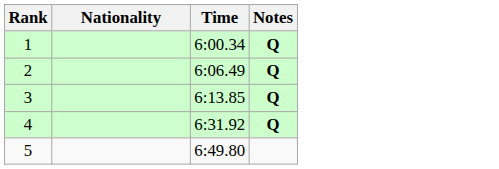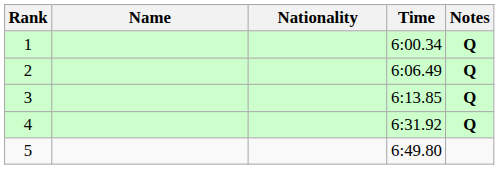+ column: (150, 17)
